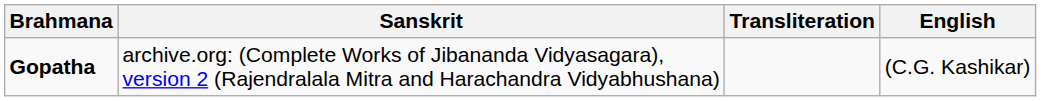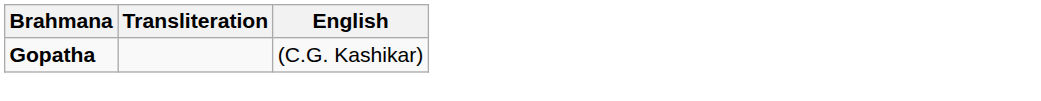- column: (421, 21)
